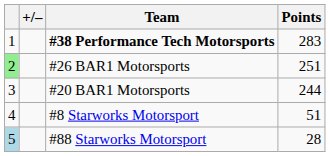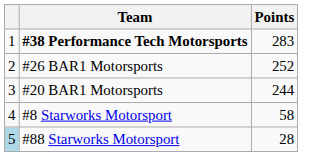- column: (32, 16)
(12, 66) lightgreen background -> (12, 66) no background
(310, 66) 251 -> (283, 66) 252
(314, 115) 51 -> (287, 115) 58
